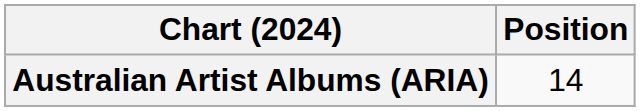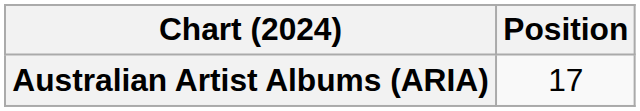(566, 79) 14 -> (566, 79) 17
